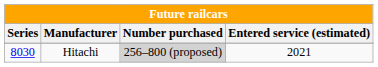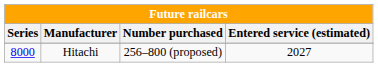(23, 52) 8030 -> (23, 52) 8000
(173, 52) lightgrey background -> (173, 52) no background
(299, 52) 2021 -> (299, 52) 2027
